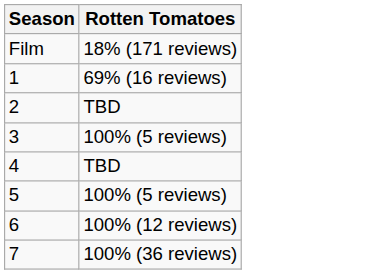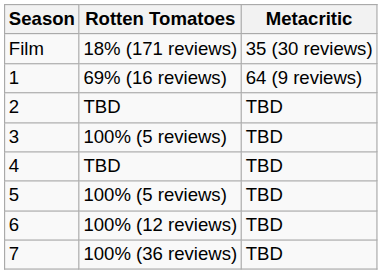+ column: (309, 19)
